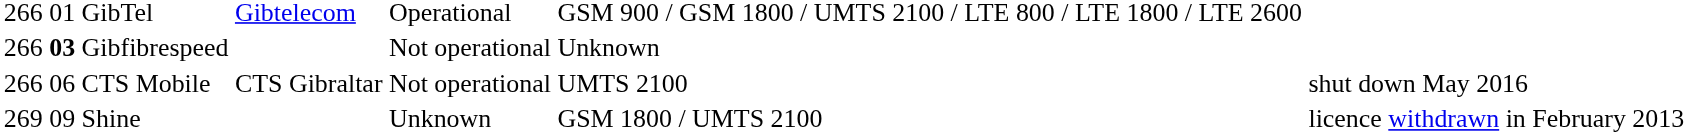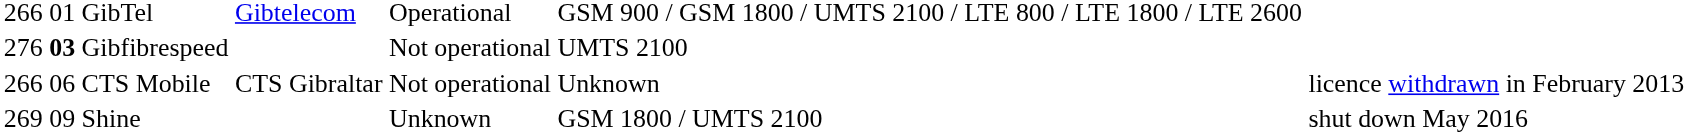(23, 47) 266 -> (23, 47) 276
(609, 47) Unknown -> (623, 47) UMTS 2100
(623, 83) UMTS 2100 -> (609, 83) Unknown
(1418, 83) shut down May 2016 -> (1496, 83) licence withdrawn in February 2013
(1496, 119) licence withdrawn in February 2013 -> (1418, 119) shut down May 2016
